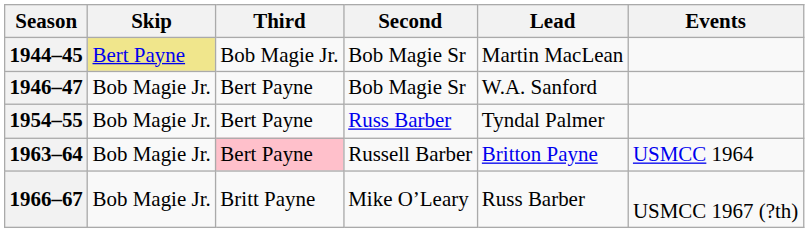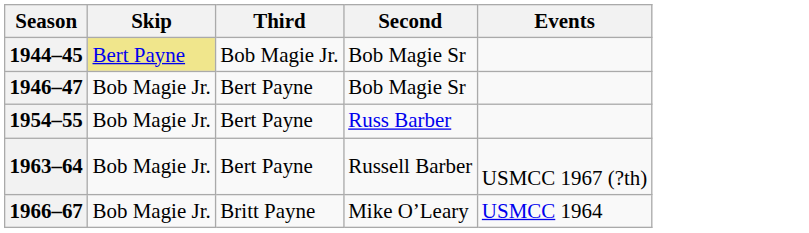- column: (553, 21)
(267, 154) pink background -> (267, 165) no background
(693, 154) USMCC 1964 -> (565, 177) USMCC 1967 (?th)
(716, 210) USMCC 1967 (?th) -> (542, 210) USMCC 1964
